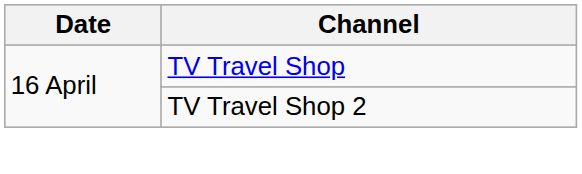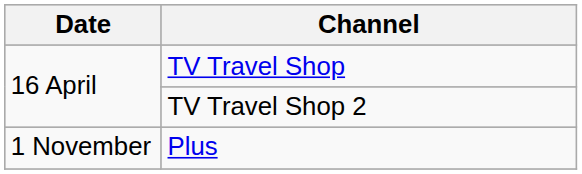+ row: (193, 147)
